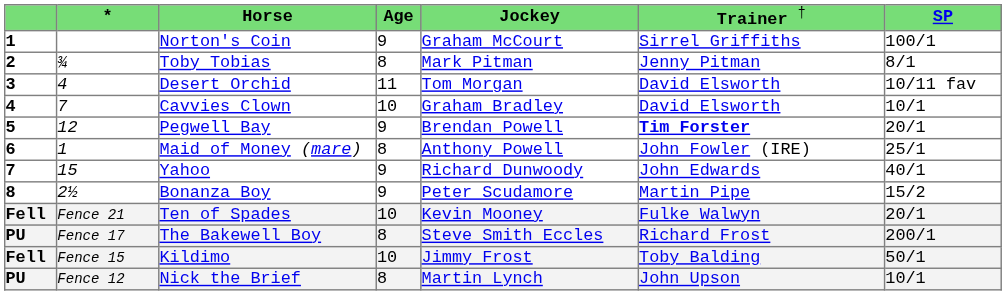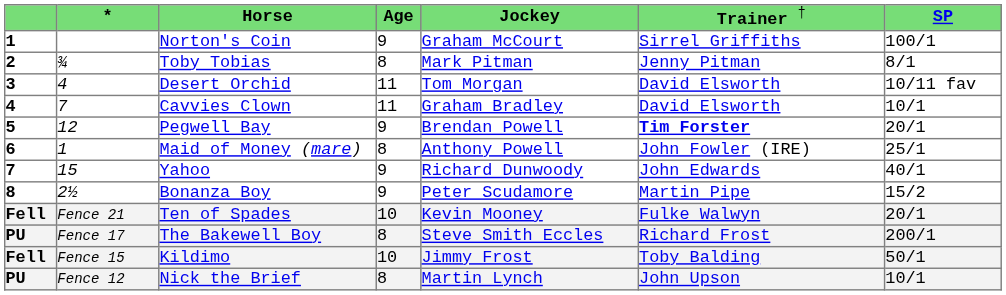(387, 106) 10 -> (387, 106) 11
